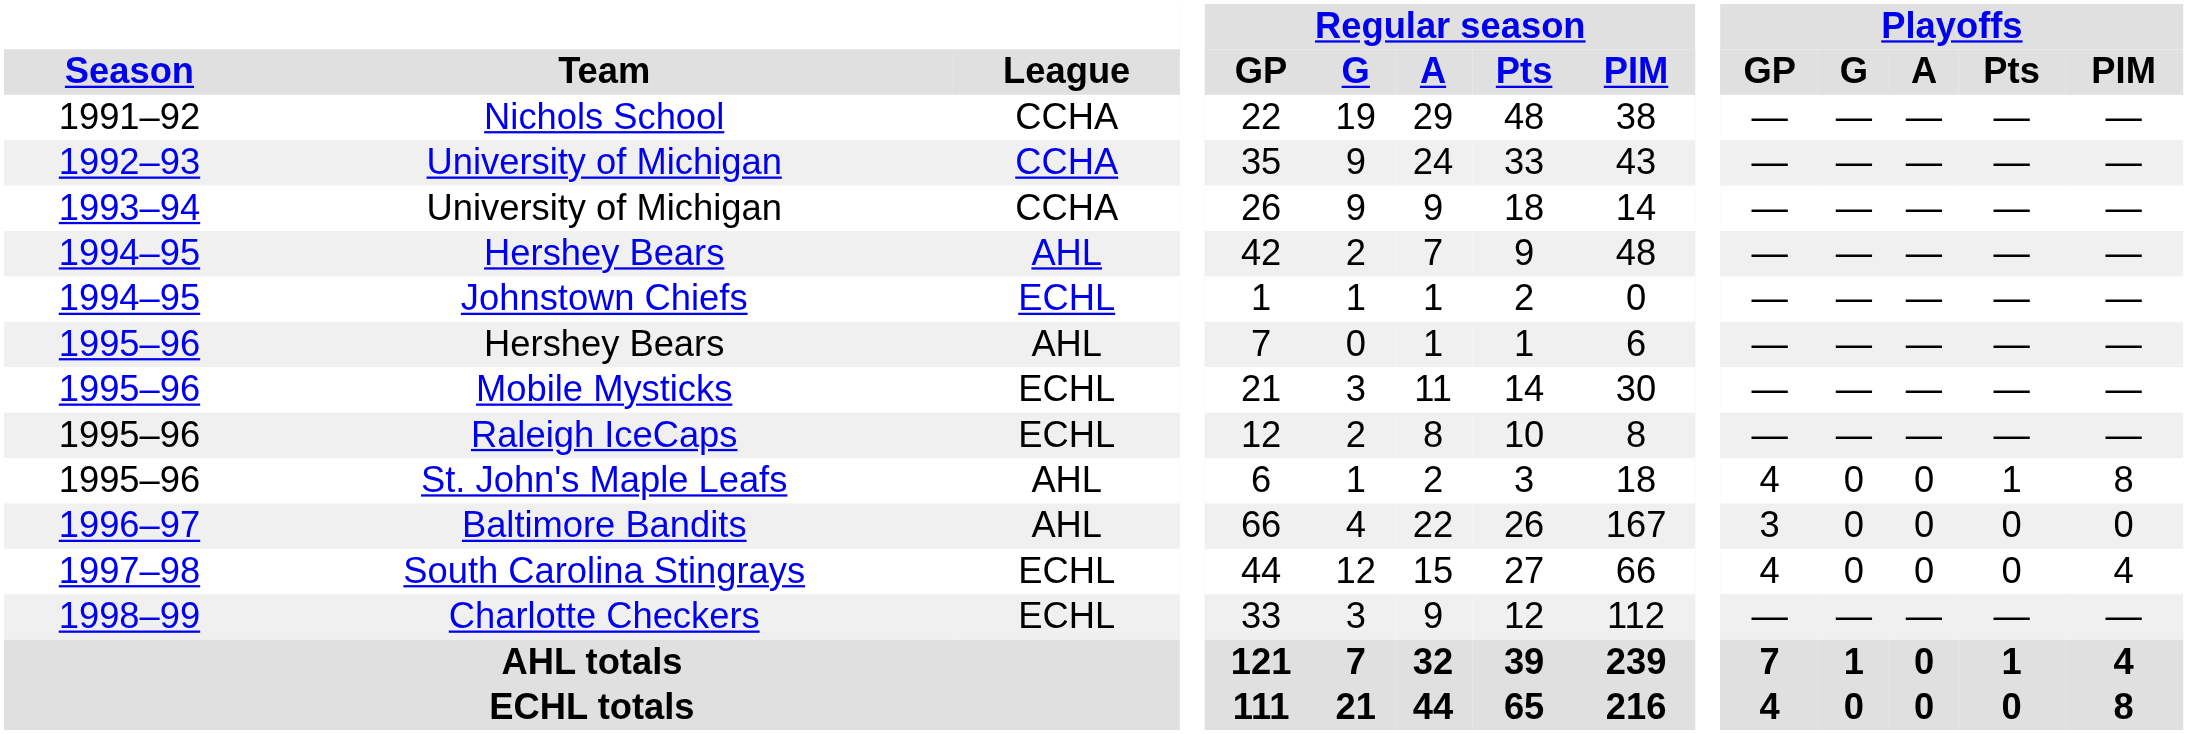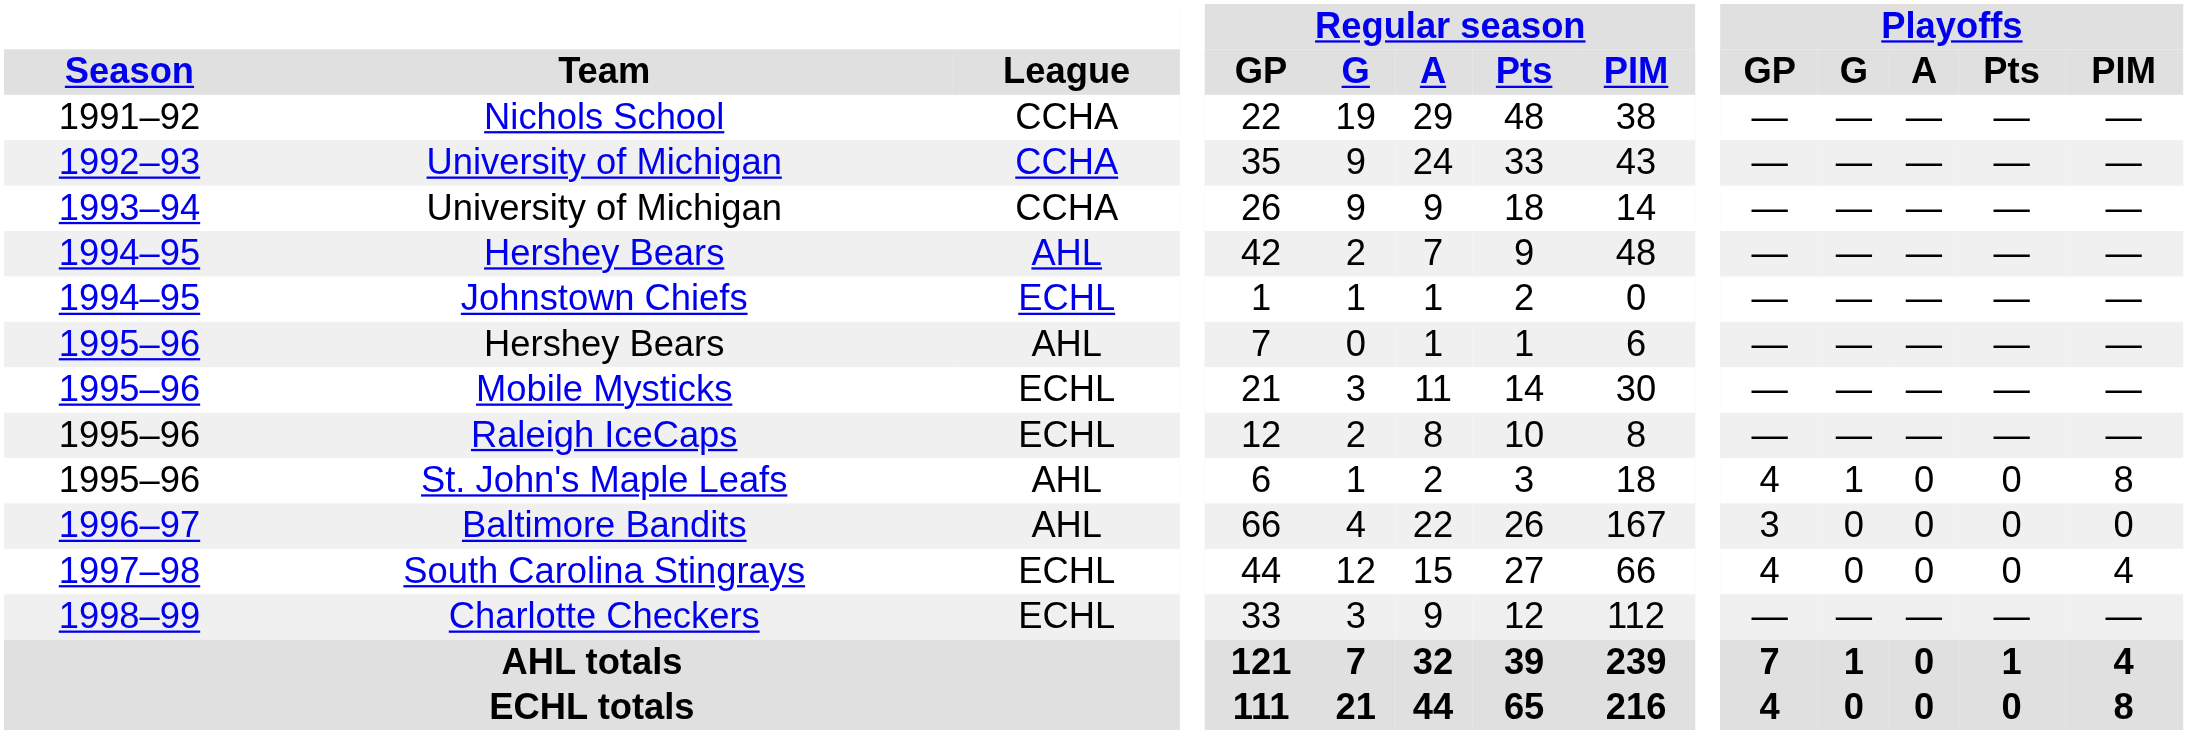(1854, 480) 0 -> (1854, 480) 1
(2012, 480) 1 -> (2012, 480) 0
